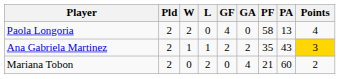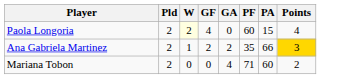- column: (208, 13)
(189, 30) no background -> (189, 30) lightyellow background
(268, 30) 58 -> (249, 30) 60
(286, 30) 13 -> (268, 30) 15
(286, 47) 43 -> (268, 47) 66
(268, 64) 21 -> (249, 64) 71
